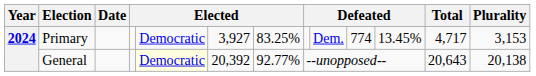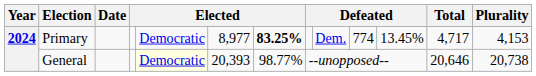(234, 37) 3,927 -> (234, 37) 8,977
(278, 37) normal -> (279, 37) bold
(510, 37) 3,153 -> (513, 37) 4,153
(231, 60) 20,392 -> (231, 60) 20,393
(278, 60) 92.77% -> (281, 60) 98.77%
(447, 60) 20,643 -> (450, 60) 20,646
(507, 60) 20,138 -> (509, 60) 20,738
